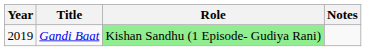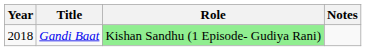(20, 35) 2019 -> (20, 35) 2018
